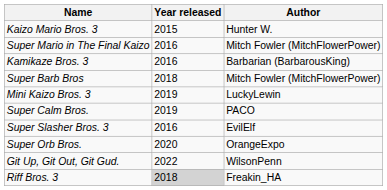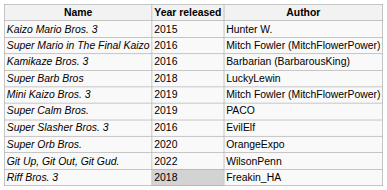(303, 78) Mitch Fowler (MitchFlowerPower) -> (253, 78) LuckyLewin
(253, 95) LuckyLewin -> (303, 95) Mitch Fowler (MitchFlowerPower)
